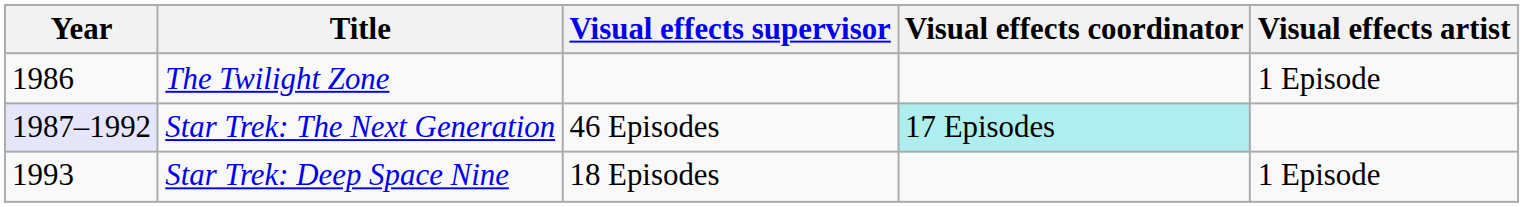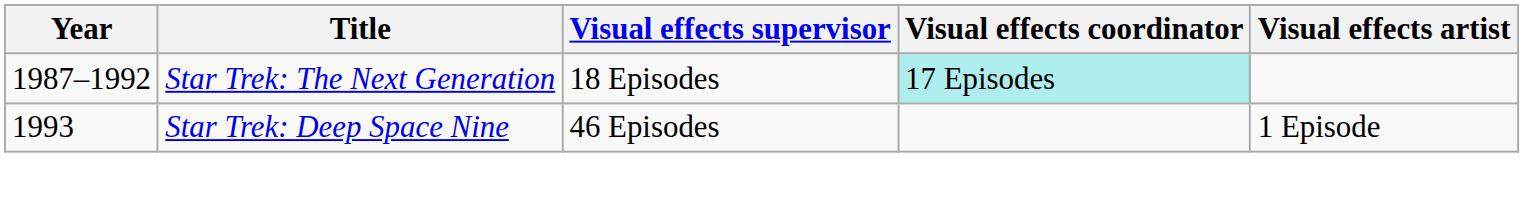- row: (277, 77)
(82, 126) lavender background -> (82, 77) no background
(645, 126) 46 Episodes -> (645, 77) 18 Episodes
(645, 175) 18 Episodes -> (645, 126) 46 Episodes
